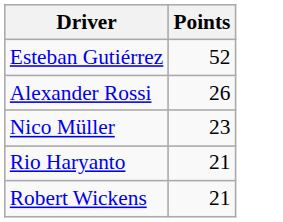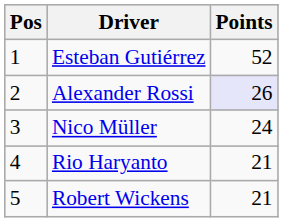+ column: (26, 21)
(220, 92) no background -> (262, 92) lavender background
(220, 127) 23 -> (262, 127) 24
